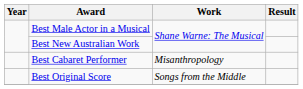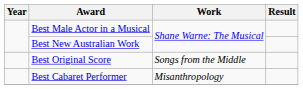rows swapped: (79, 60) <-> (71, 76)
